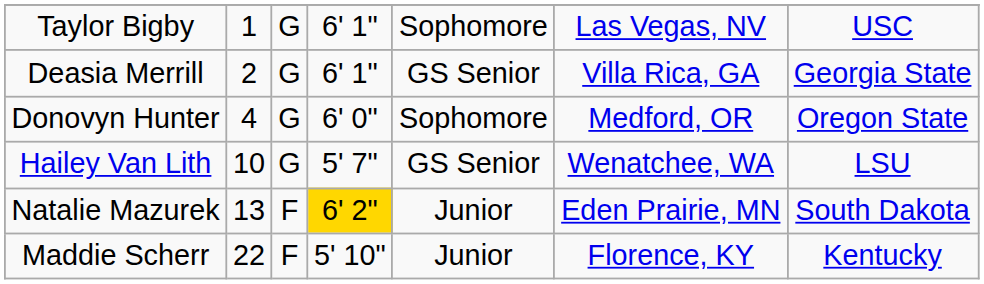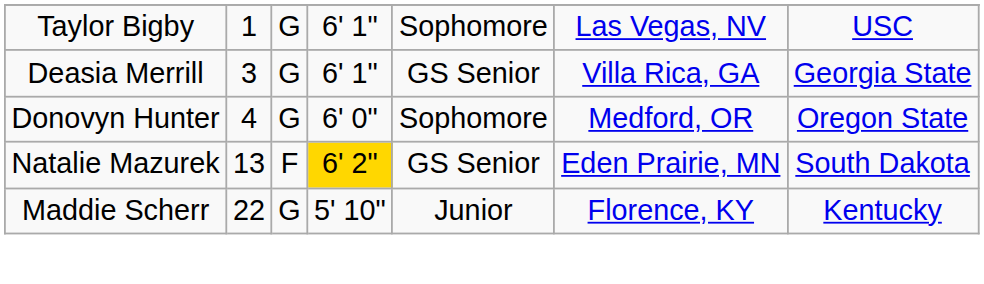(249, 73) 2 -> (249, 73) 3
- row: (116, 164)
(473, 210) Junior -> (473, 164) GS Senior
(289, 255) F -> (289, 210) G
